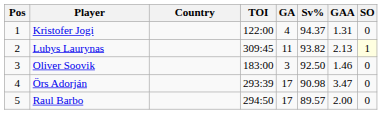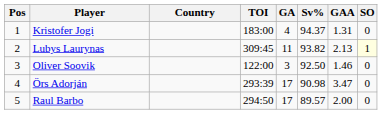(258, 30) 122:00 -> (258, 30) 183:00
(258, 65) 183:00 -> (258, 65) 122:00
